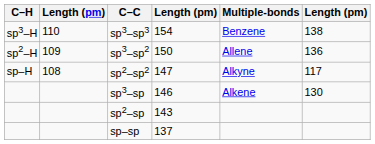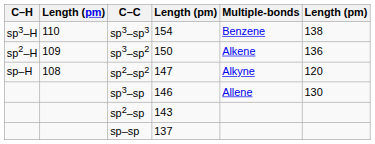(237, 52) Allene -> (239, 52) Alkene
(313, 72) 117 -> (314, 72) 120
(239, 92) Alkene -> (237, 92) Allene
